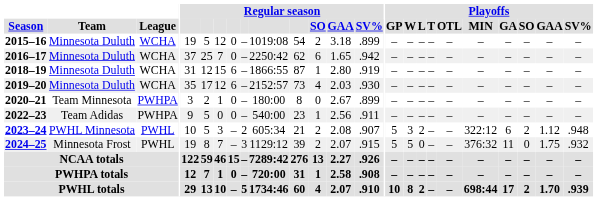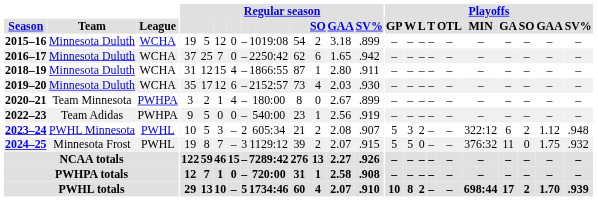(234, 70) 6 -> (234, 70) 4
(369, 70) .919 -> (369, 70) .911
(234, 100) 0 -> (234, 100) 4
(369, 115) .911 -> (369, 115) .919
